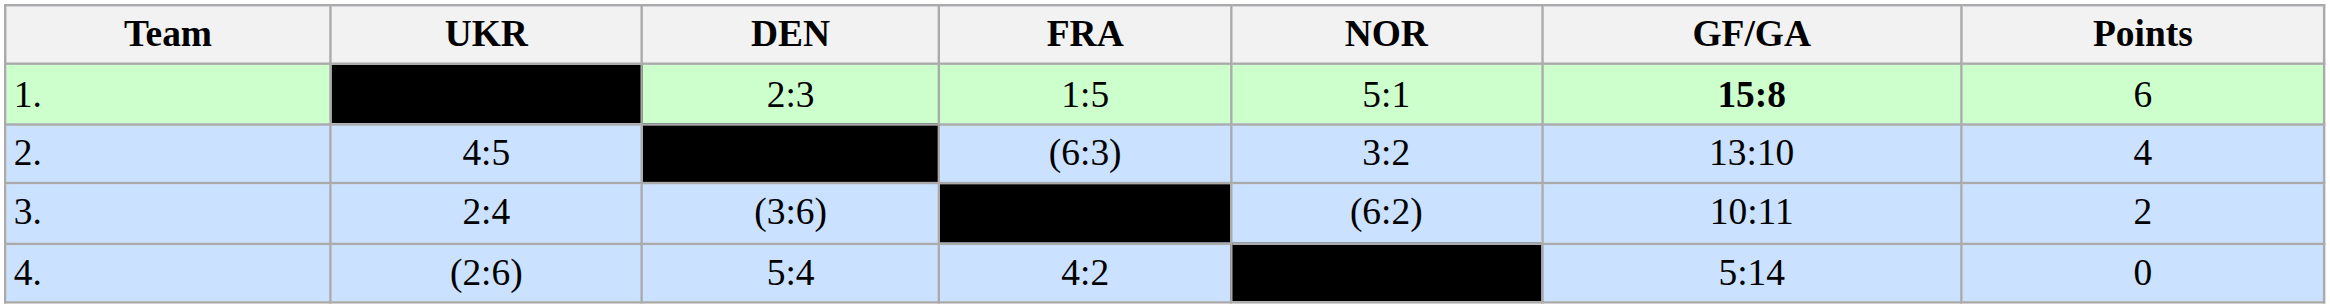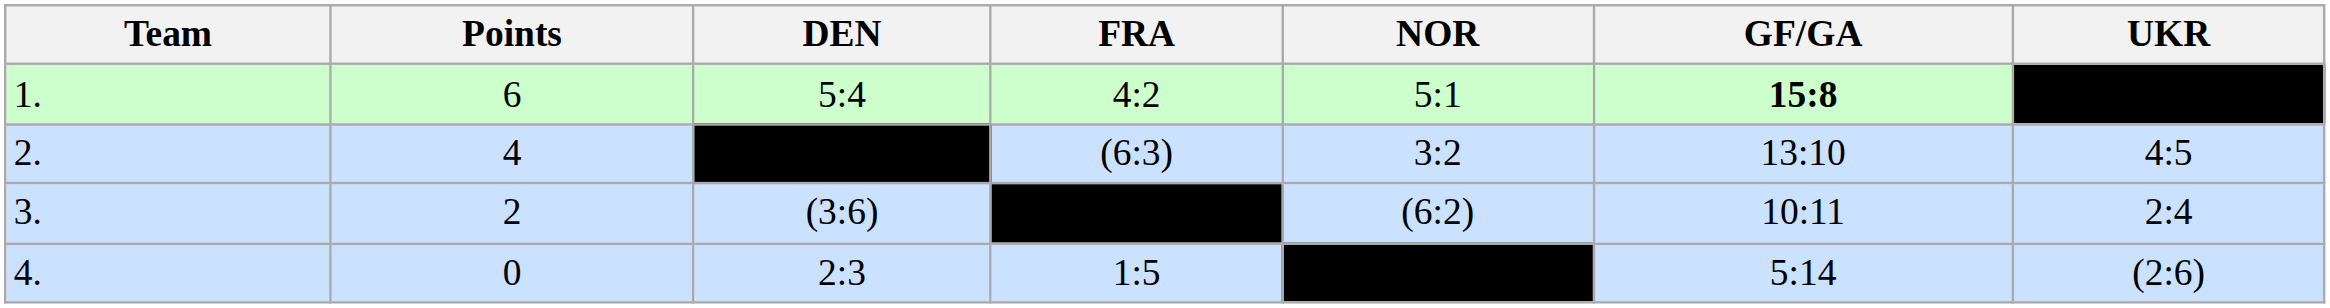columns swapped: (486, 34) <-> (2143, 34)
(791, 93) 2:3 -> (842, 93) 5:4
(1085, 93) 1:5 -> (1137, 93) 4:2
(791, 271) 5:4 -> (842, 271) 2:3
(1085, 271) 4:2 -> (1137, 271) 1:5
